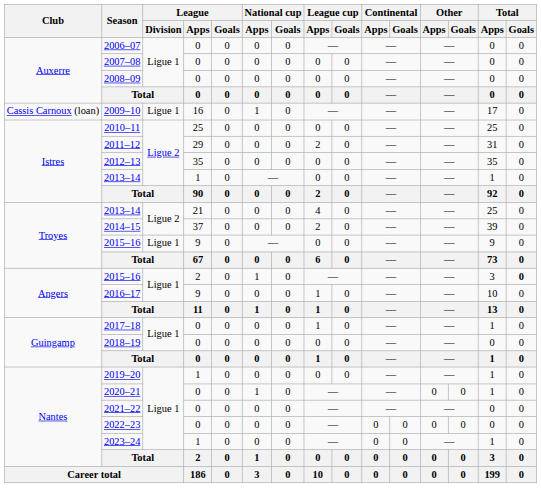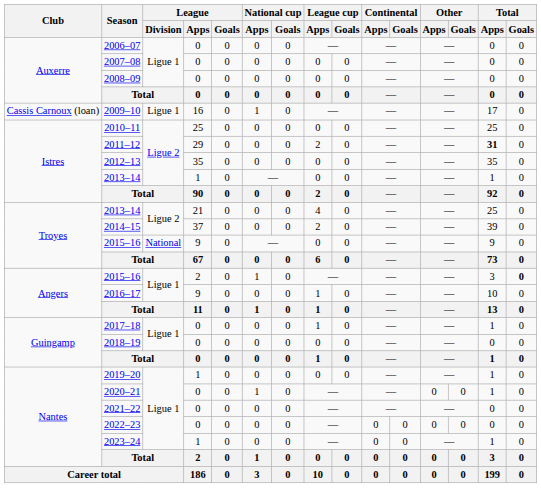(492, 144) normal -> (492, 144) bold
(163, 243) Ligue 1 -> (163, 243) National
